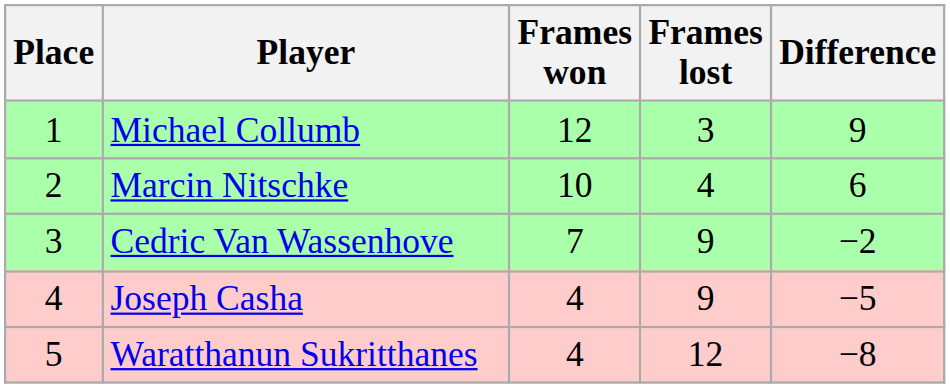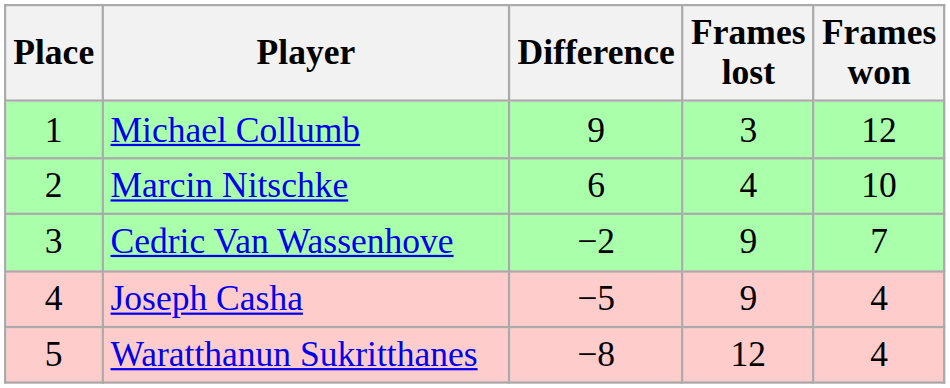columns swapped: (575, 52) <-> (858, 52)
